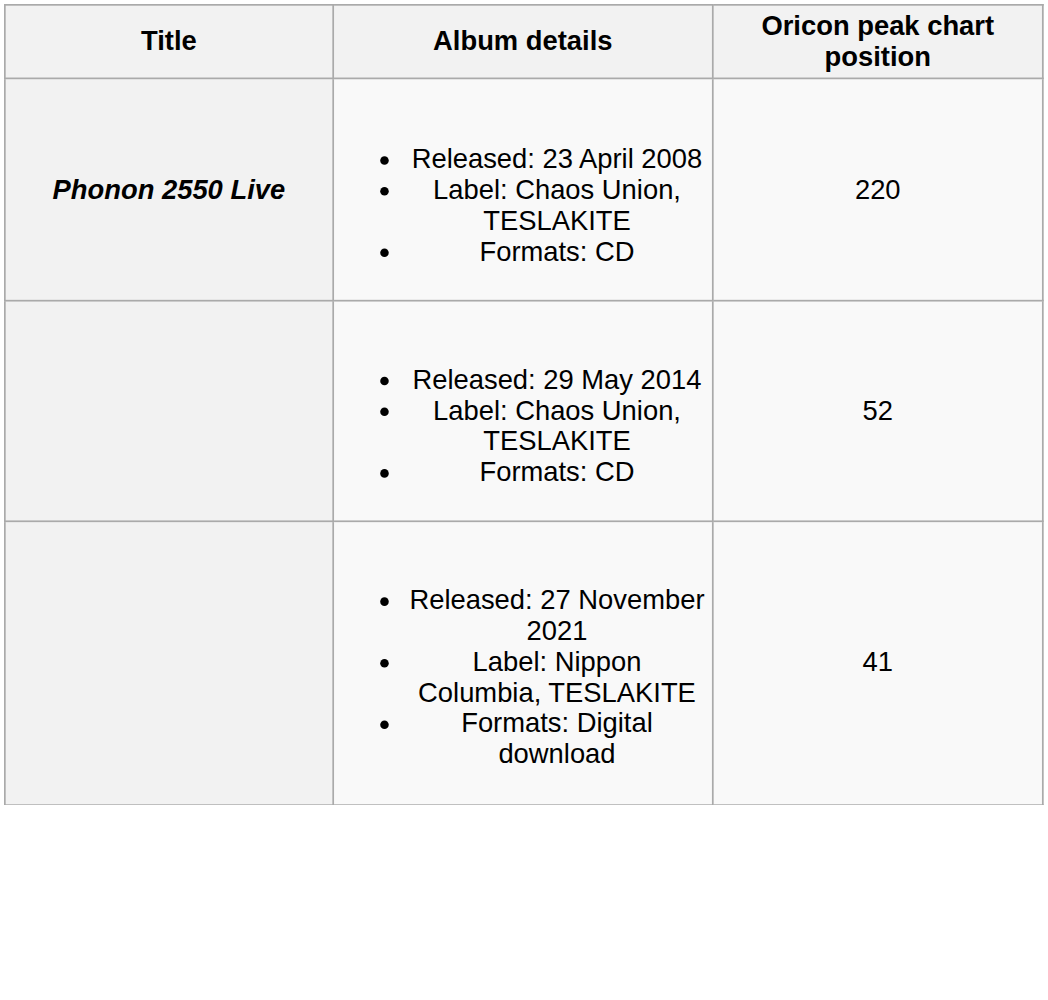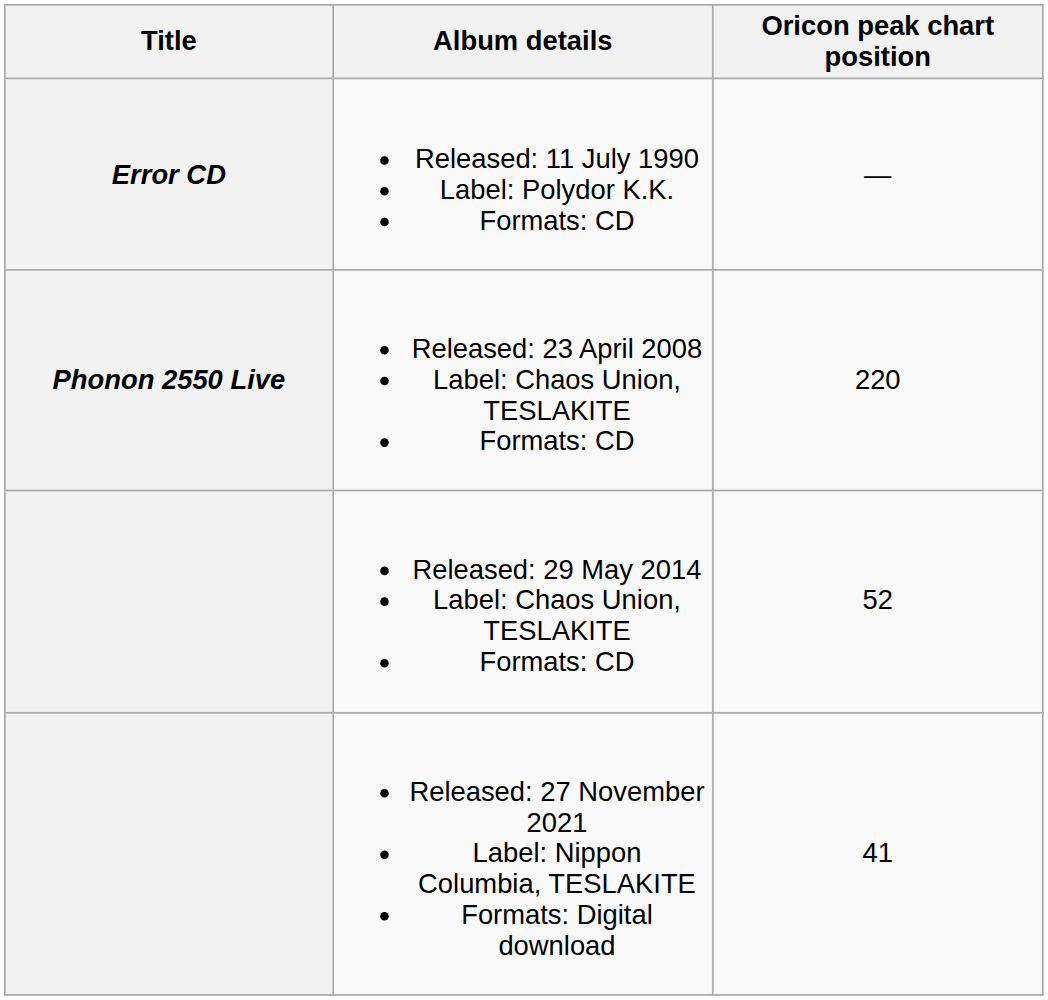+ row: (523, 190)
